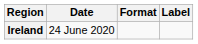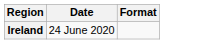- column: (176, 13)
